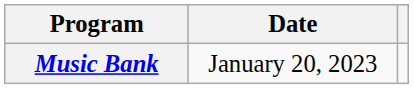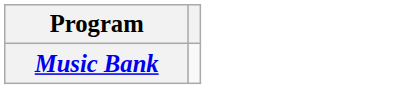- column: (293, 24)
